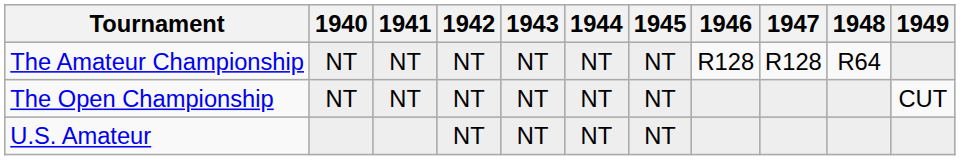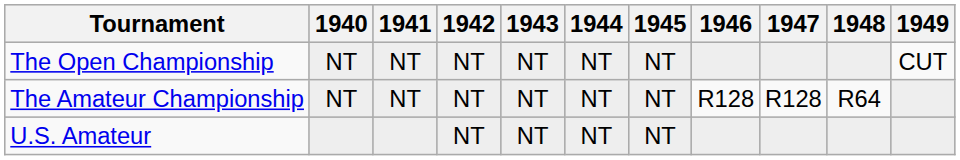rows swapped: (142, 99) <-> (157, 61)
